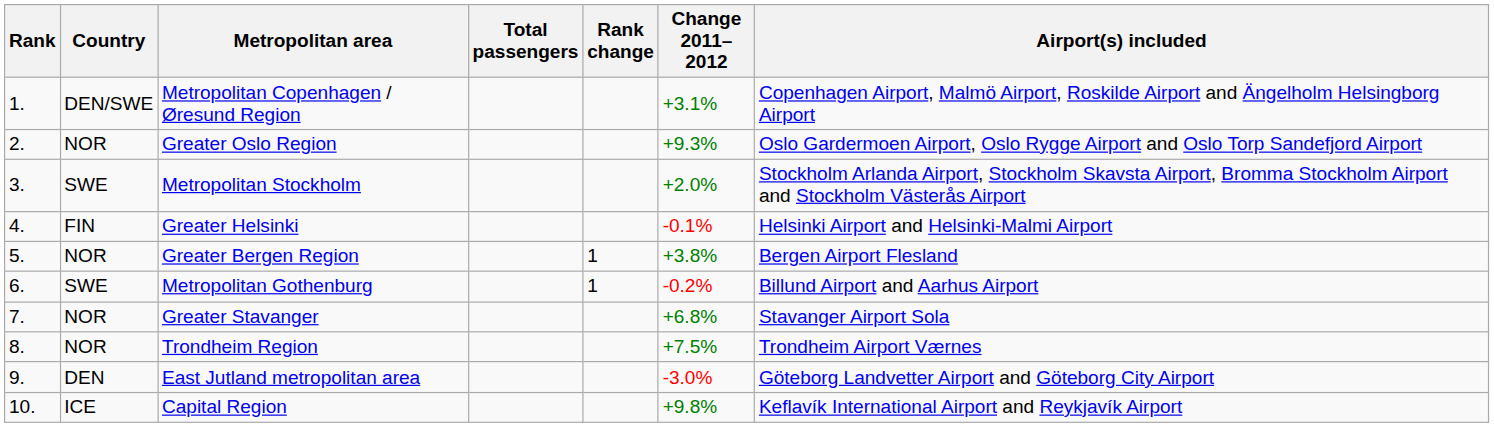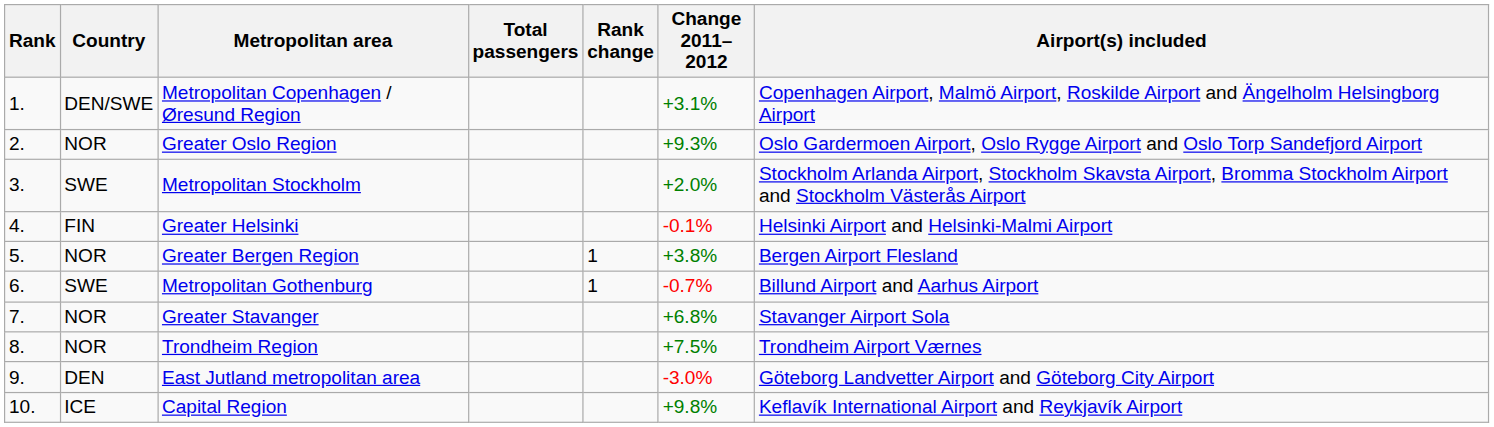(688, 286) -0.2% -> (688, 286) -0.7%
